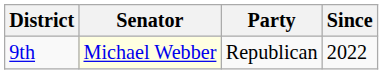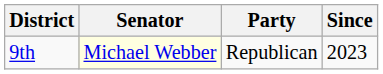(347, 52) 2022 -> (347, 52) 2023
